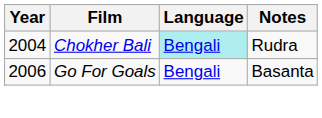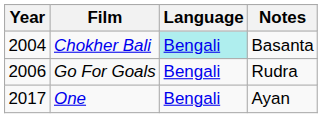(275, 44) Rudra -> (283, 44) Basanta
(283, 71) Basanta -> (275, 71) Rudra
+ row: (70, 98)
